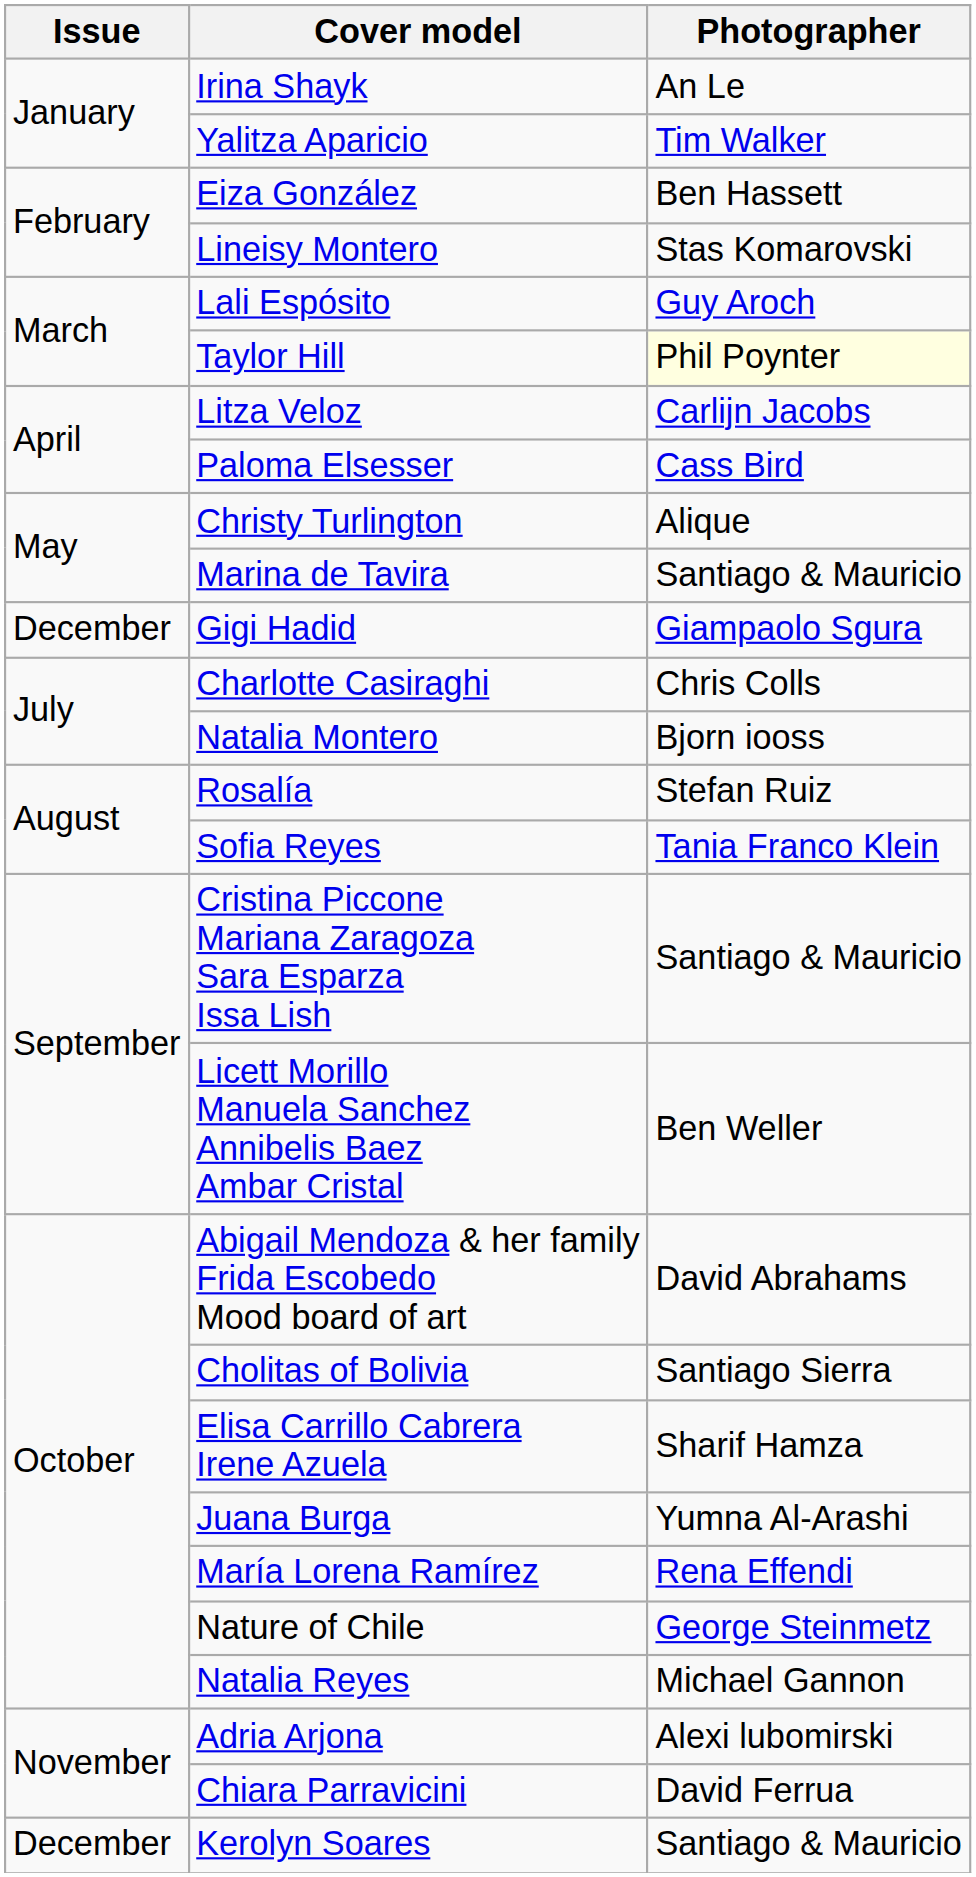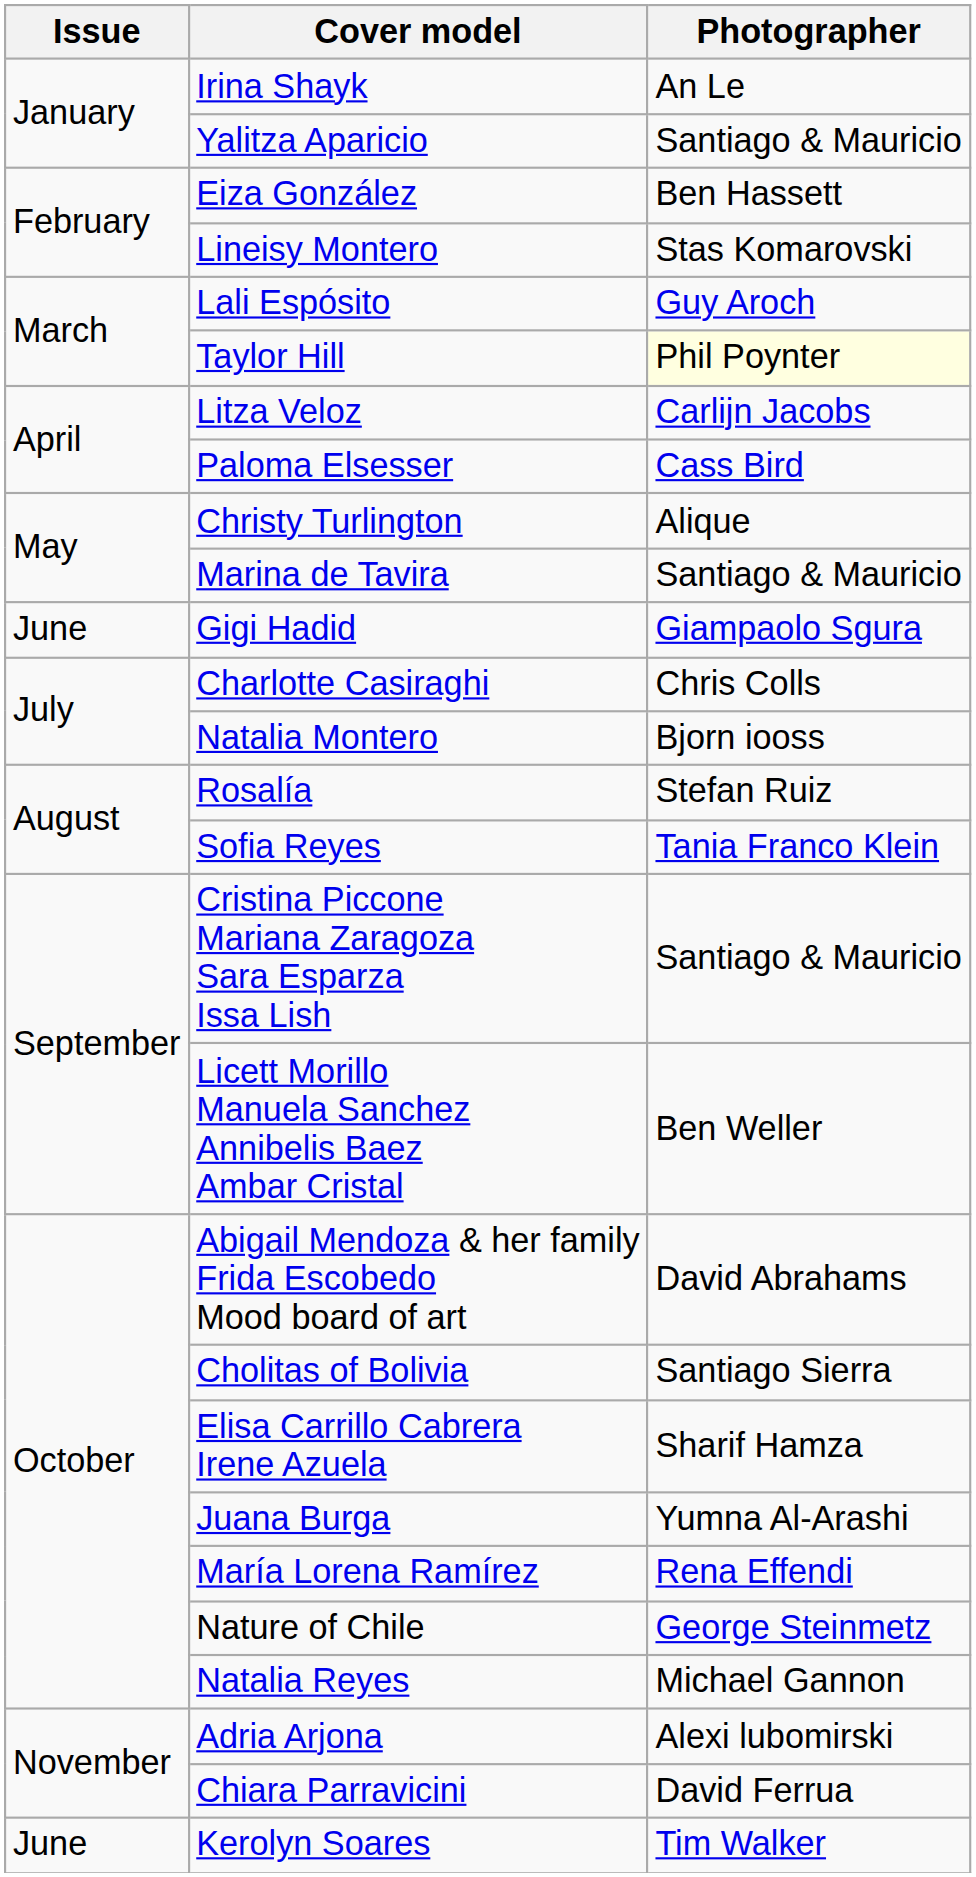(741, 140) Tim Walker -> (809, 140) Santiago & Mauricio
(92, 628) December -> (50, 628) June
(92, 1844) December -> (50, 1844) June
(809, 1844) Santiago & Mauricio -> (741, 1844) Tim Walker
